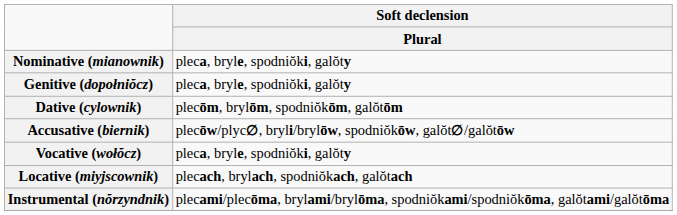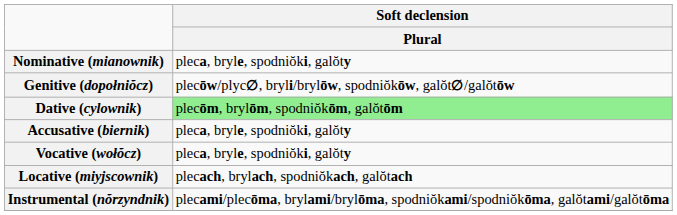(263, 84) pleca, bryle, spodniŏki, galŏty -> (345, 85) plecōw/plyc∅, bryli/brylōw, spodniŏkōw, galŏt∅/galŏtōw
(289, 107) no background -> (289, 108) lightgreen background
(345, 131) plecōw/plyc∅, bryli/brylōw, spodniŏkōw, galŏt∅/galŏtōw -> (263, 131) pleca, bryle, spodniŏki, galŏty
